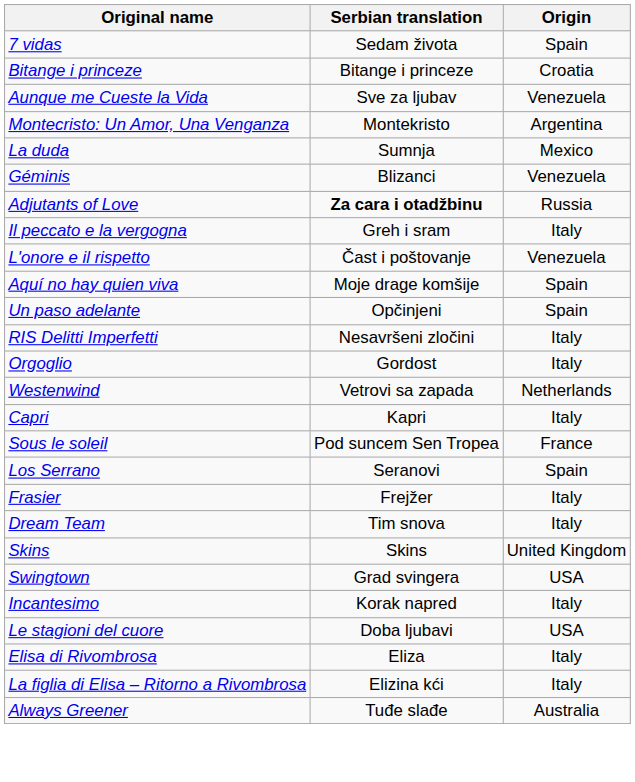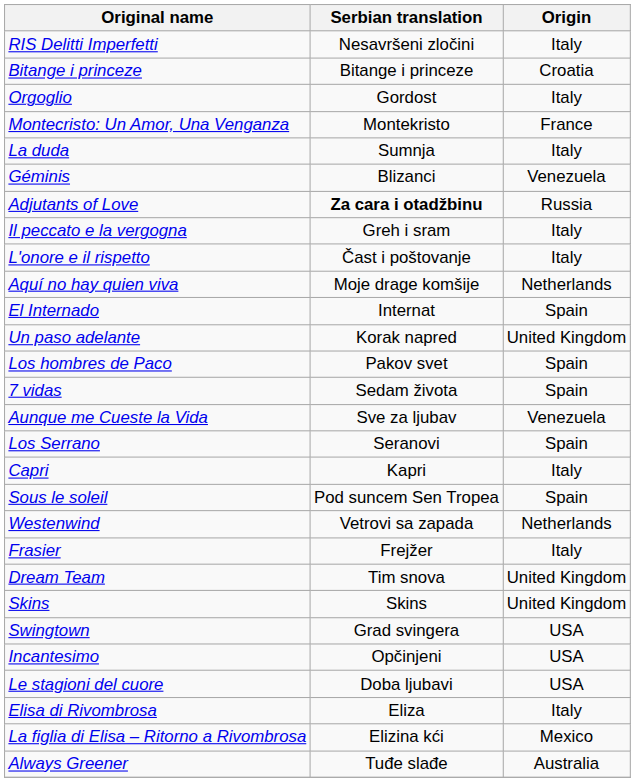rows swapped: (83, 337) <-> (35, 44)
rows swapped: (108, 97) <-> (40, 364)
(566, 124) Argentina -> (566, 124) France
(566, 151) Mexico -> (566, 151) Italy
(566, 257) Venezuela -> (566, 257) Italy
(566, 284) Spain -> (566, 284) Netherlands
+ row: (54, 310)
(406, 310) Opčinjeni -> (406, 337) Korak napred
(566, 310) Spain -> (566, 337) United Kingdom
+ row: (90, 364)
rows swapped: (54, 390) <-> (54, 470)
(566, 444) France -> (566, 497) Spain
(566, 524) Italy -> (566, 577) United Kingdom
(406, 603) Korak napred -> (406, 657) Opčinjeni
(566, 603) Italy -> (566, 657) USA
(566, 683) Italy -> (566, 737) Mexico
